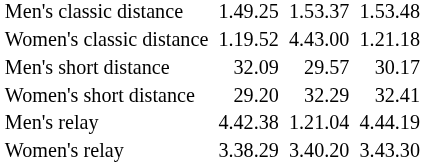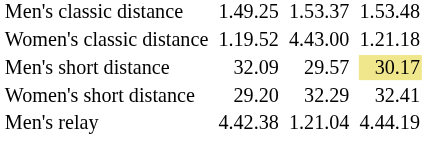(397, 67) no background -> (397, 67) khaki background
- row: (64, 150)
